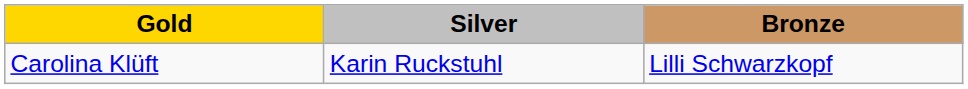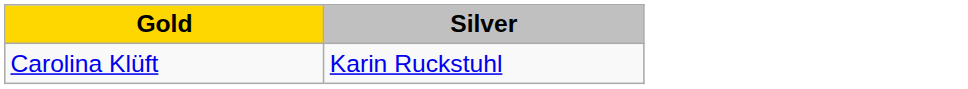- column: (803, 24)
